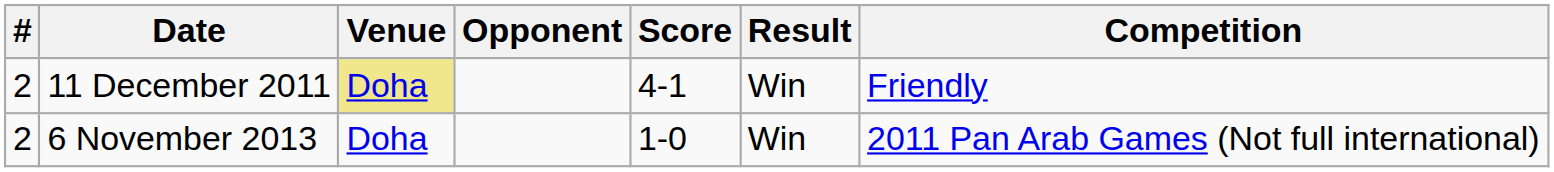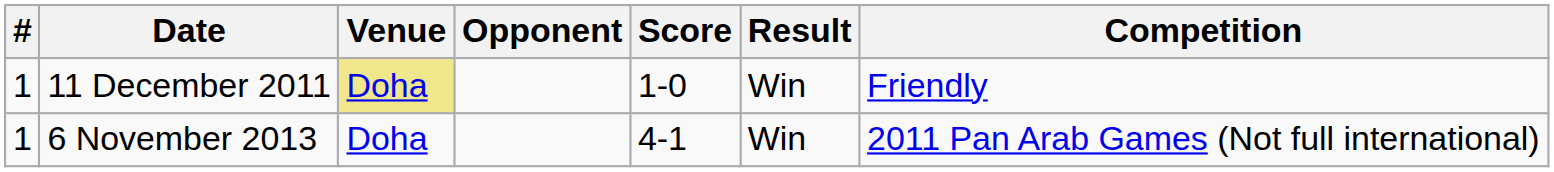(22, 85) 2 -> (22, 85) 1
(662, 85) 4-1 -> (662, 85) 1-0
(22, 138) 2 -> (22, 138) 1
(662, 138) 1-0 -> (662, 138) 4-1
